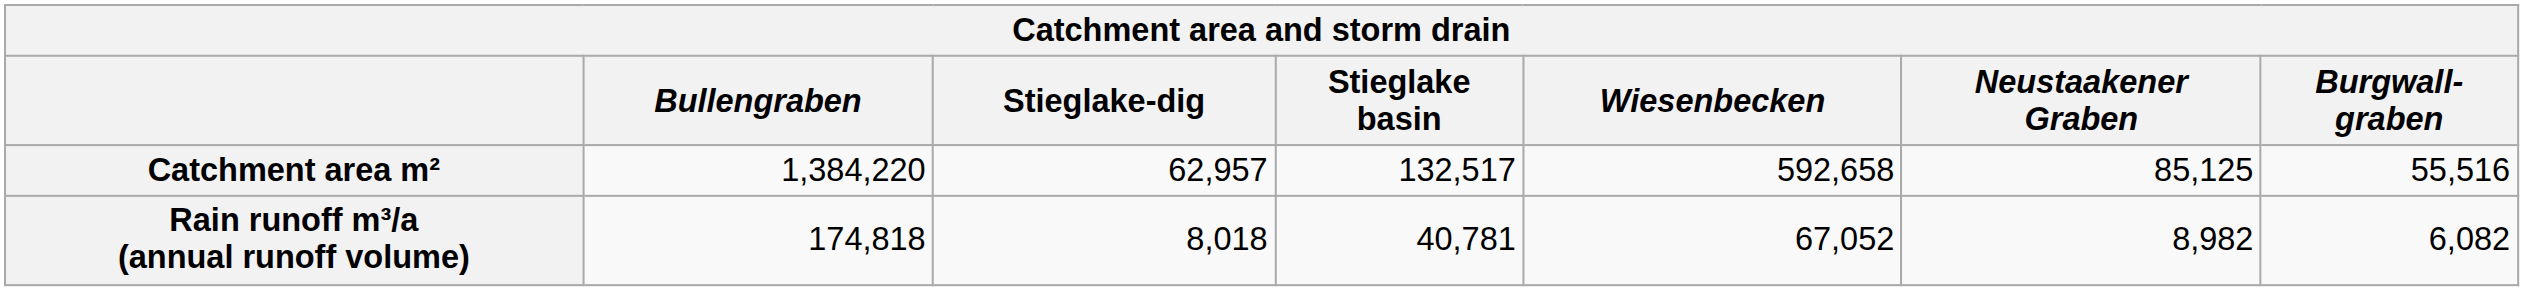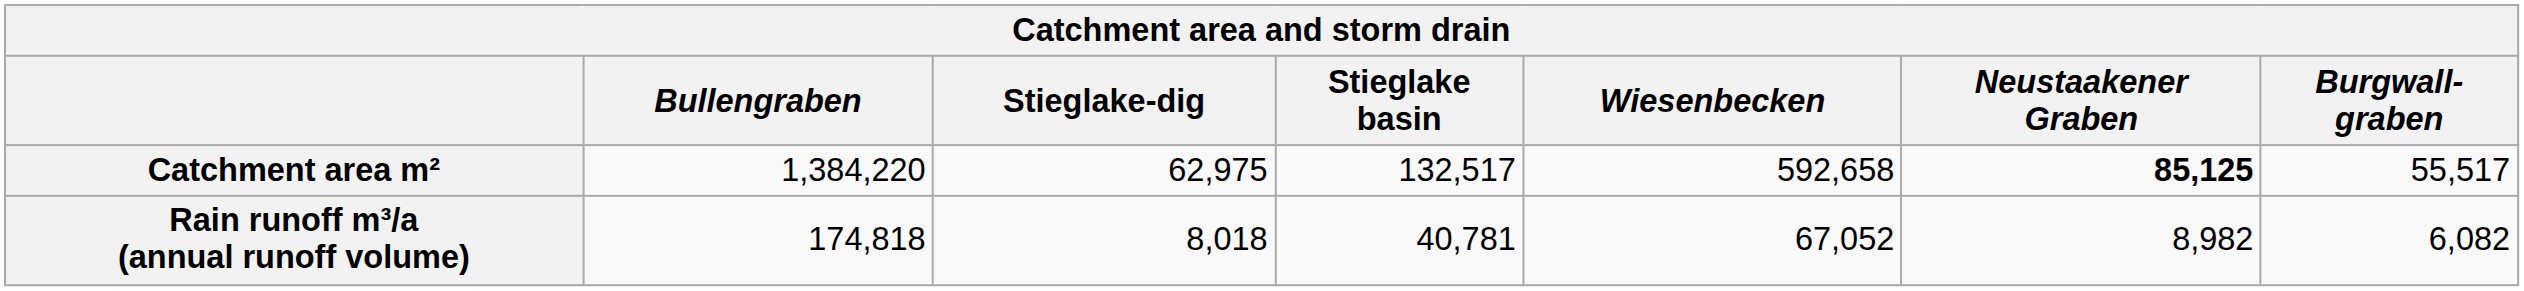(1218, 169) 62,957 -> (1218, 169) 62,975
(2204, 169) normal -> (2204, 169) bold
(2460, 169) 55,516 -> (2460, 169) 55,517
